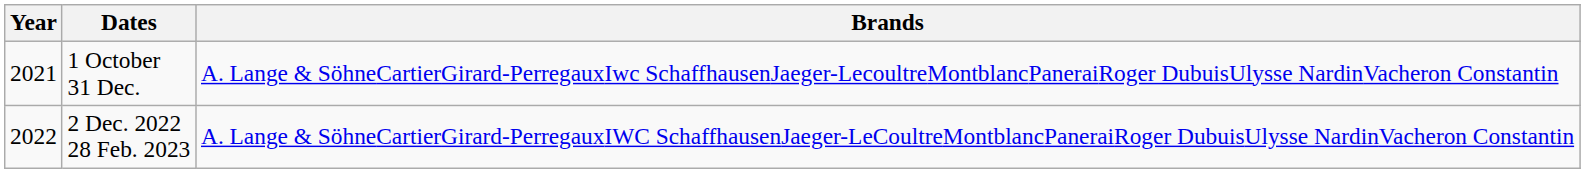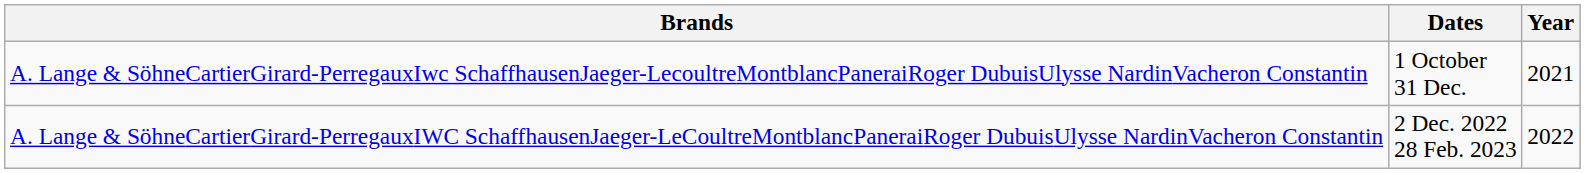columns swapped: (33, 23) <-> (888, 23)
